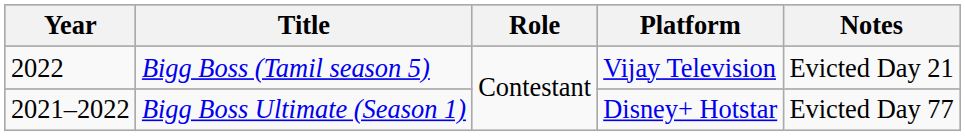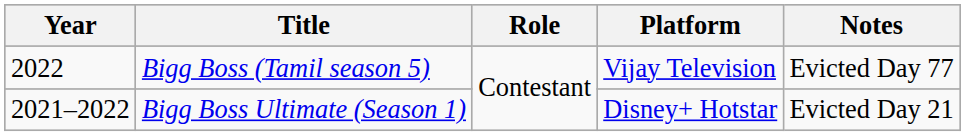(872, 67) Evicted Day 21 -> (872, 67) Evicted Day 77
(872, 109) Evicted Day 77 -> (872, 109) Evicted Day 21
